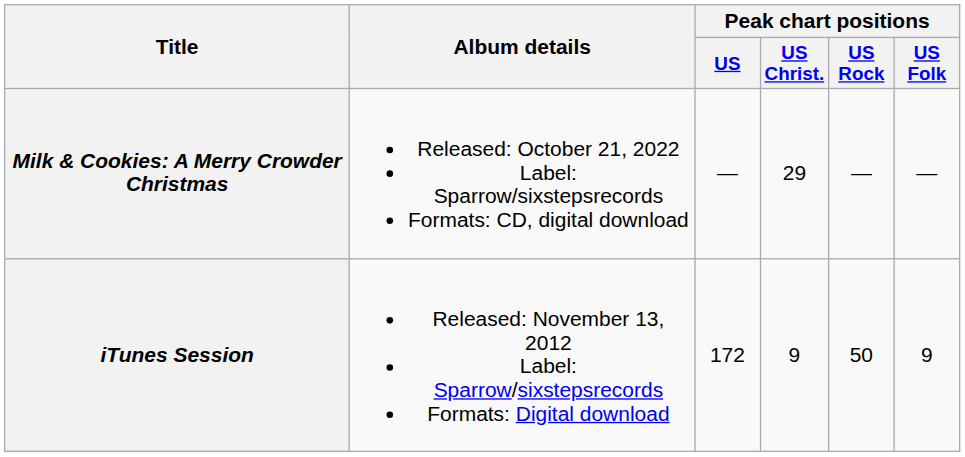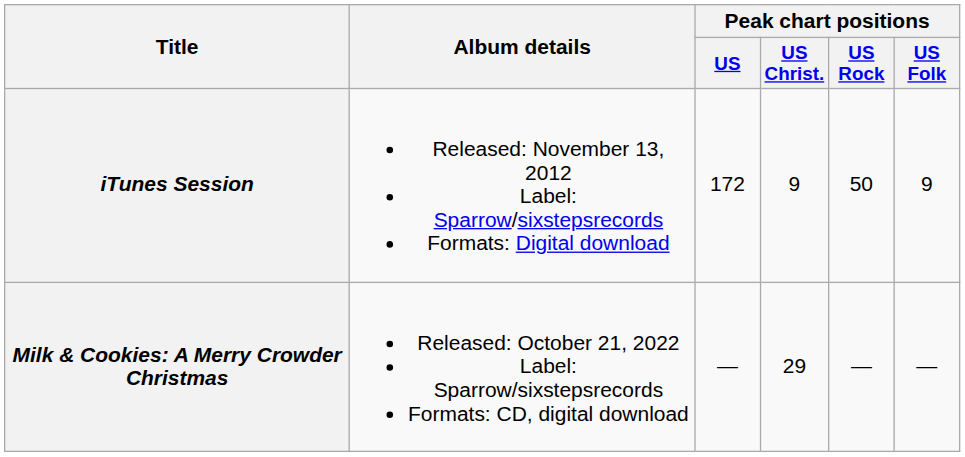rows swapped: (177, 354) <-> (177, 173)
